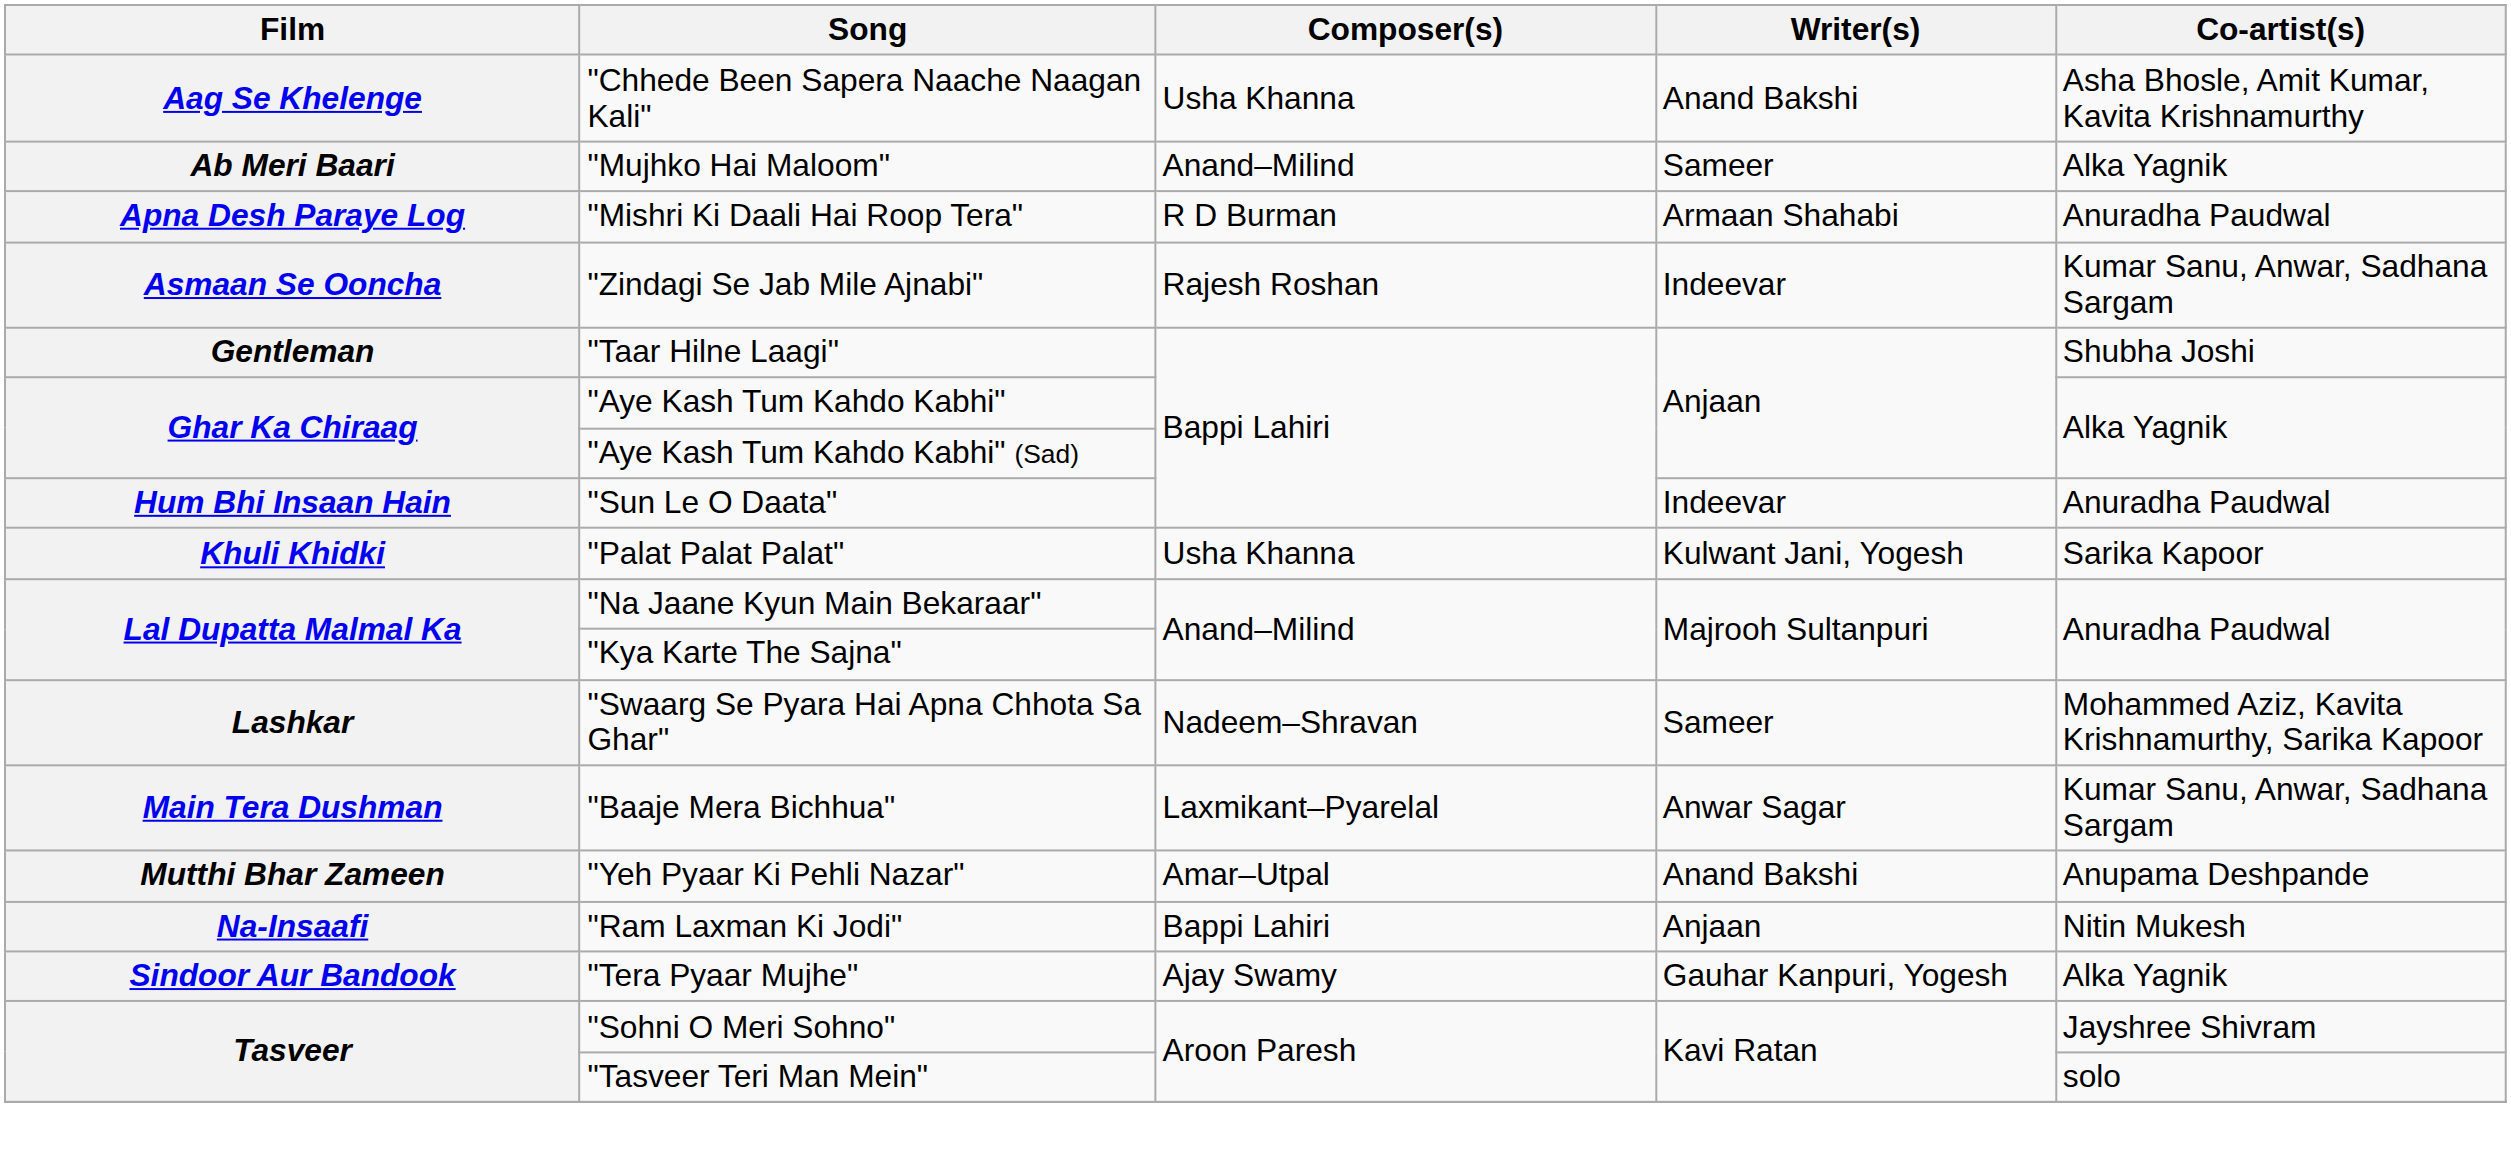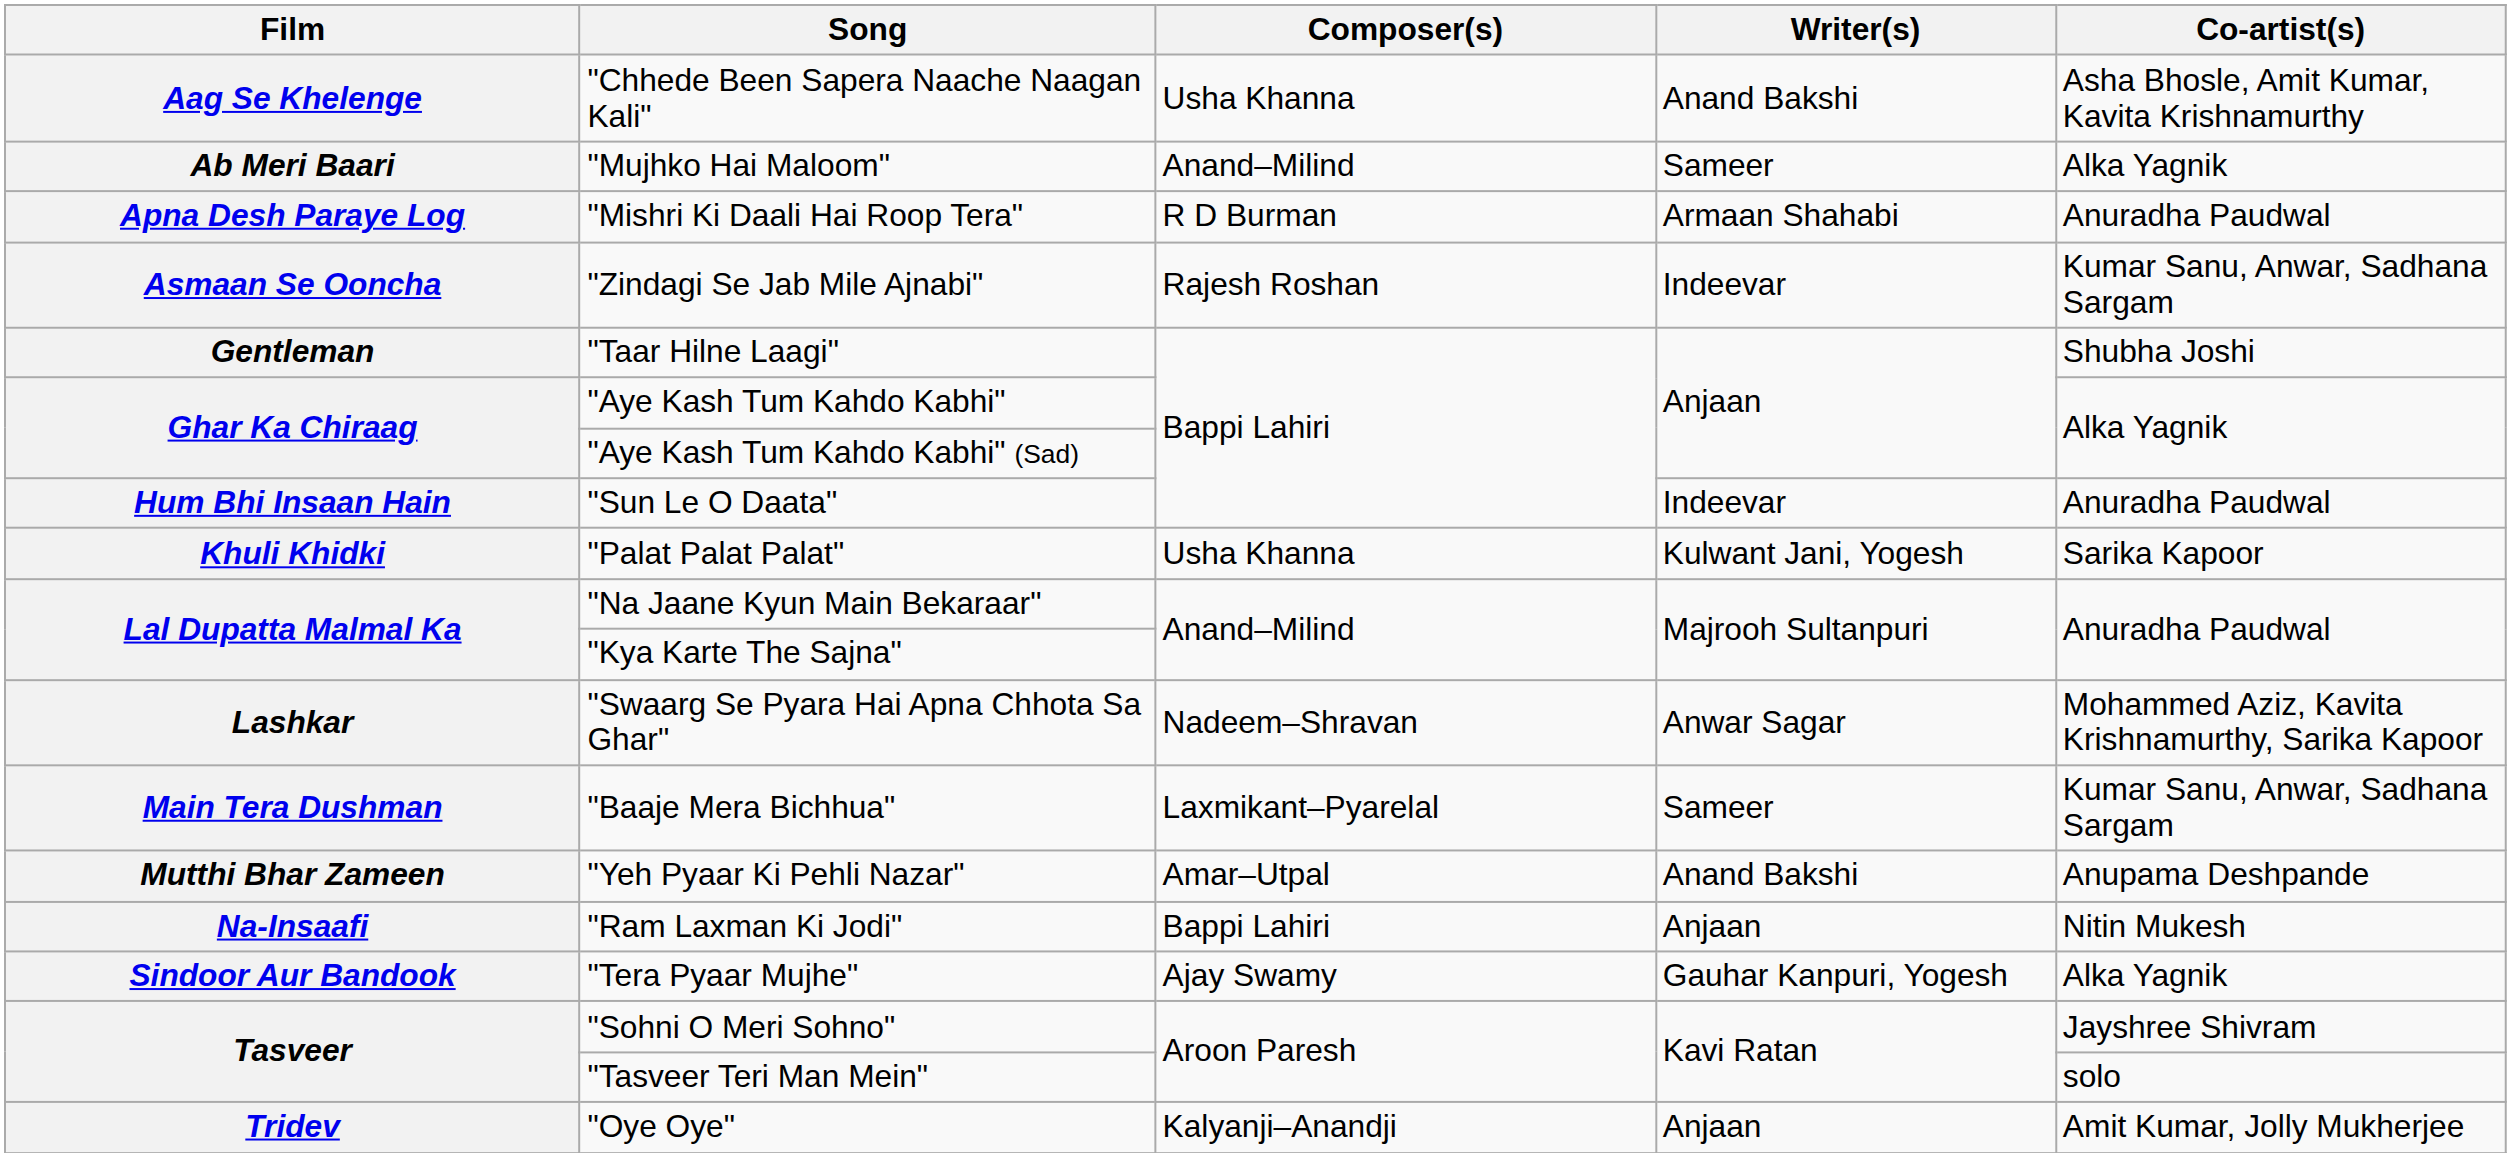(1718, 721) Sameer -> (1754, 721) Anwar Sagar
(1754, 807) Anwar Sagar -> (1718, 807) Sameer
+ row: (661, 1126)
